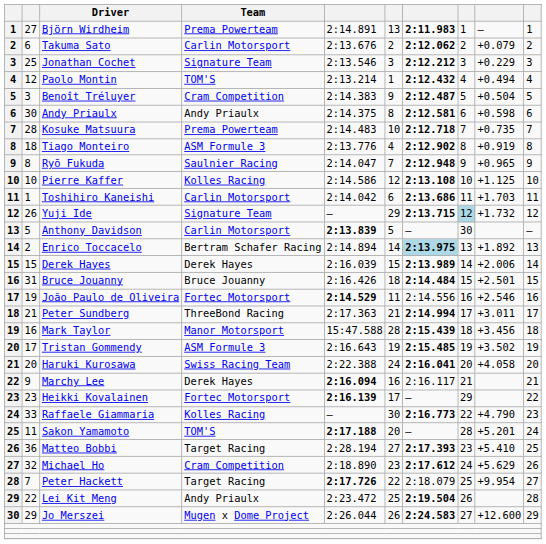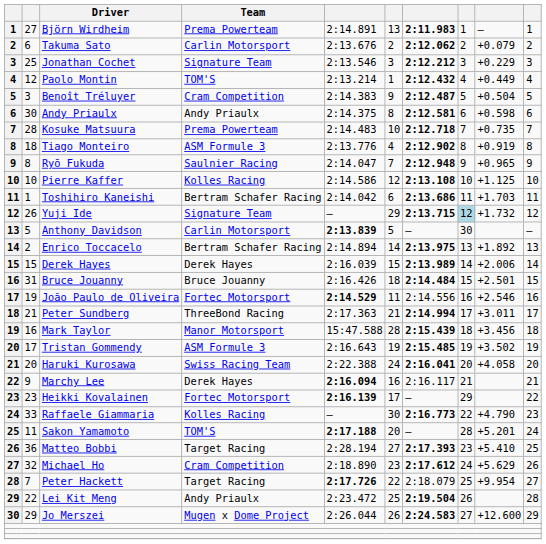(496, 80) +0.494 -> (496, 80) +0.449
(237, 197) Carlin Motorsport -> (253, 197) Bertram Schafer Racing
(430, 248) lightblue background -> (430, 248) no background
